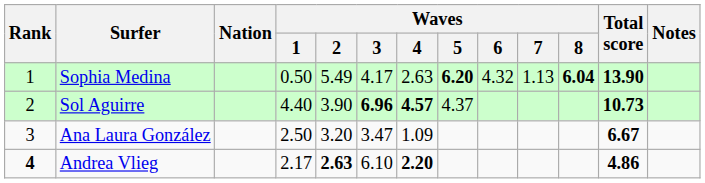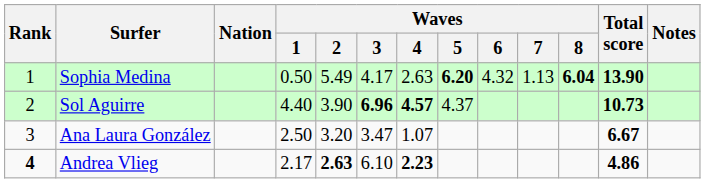(417, 134) 1.09 -> (417, 134) 1.07
(417, 163) 2.20 -> (417, 163) 2.23
